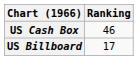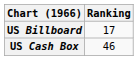rows swapped: (44, 47) <-> (44, 30)
